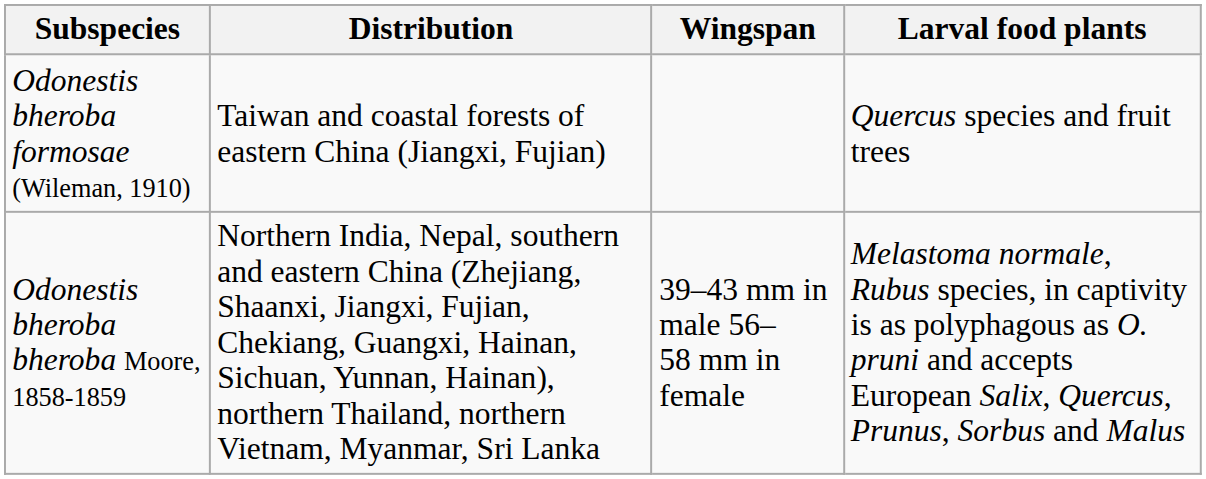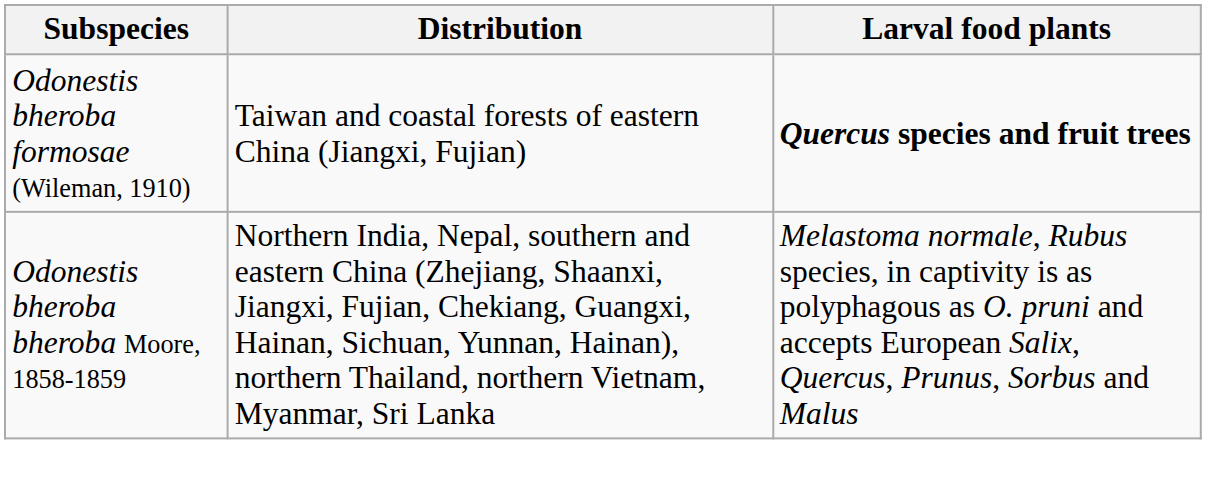- column: (748, 29)
(1011, 132) normal -> (985, 132) bold
